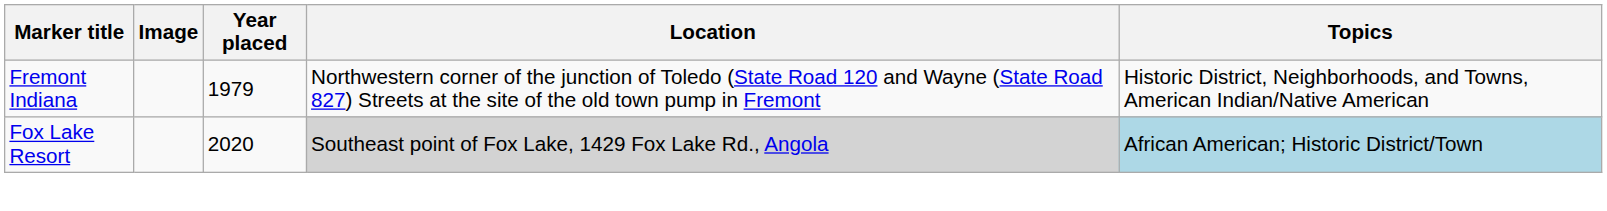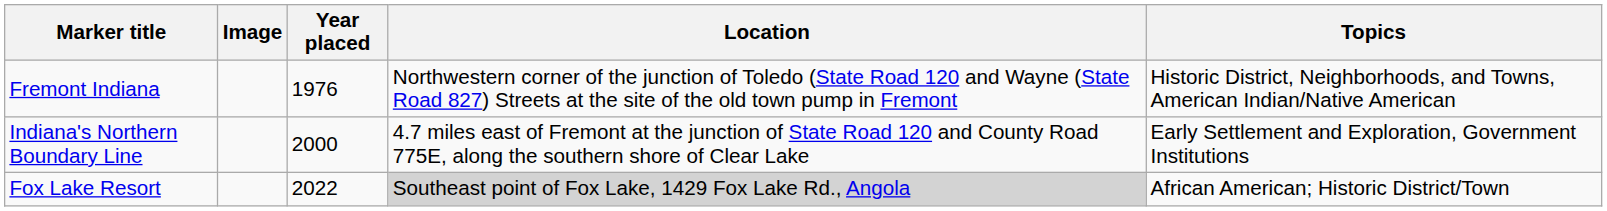(231, 88) 1979 -> (315, 88) 1976
+ row: (93, 144)
(231, 144) 2020 -> (315, 188) 2022
(1303, 144) lightblue background -> (1330, 188) no background
